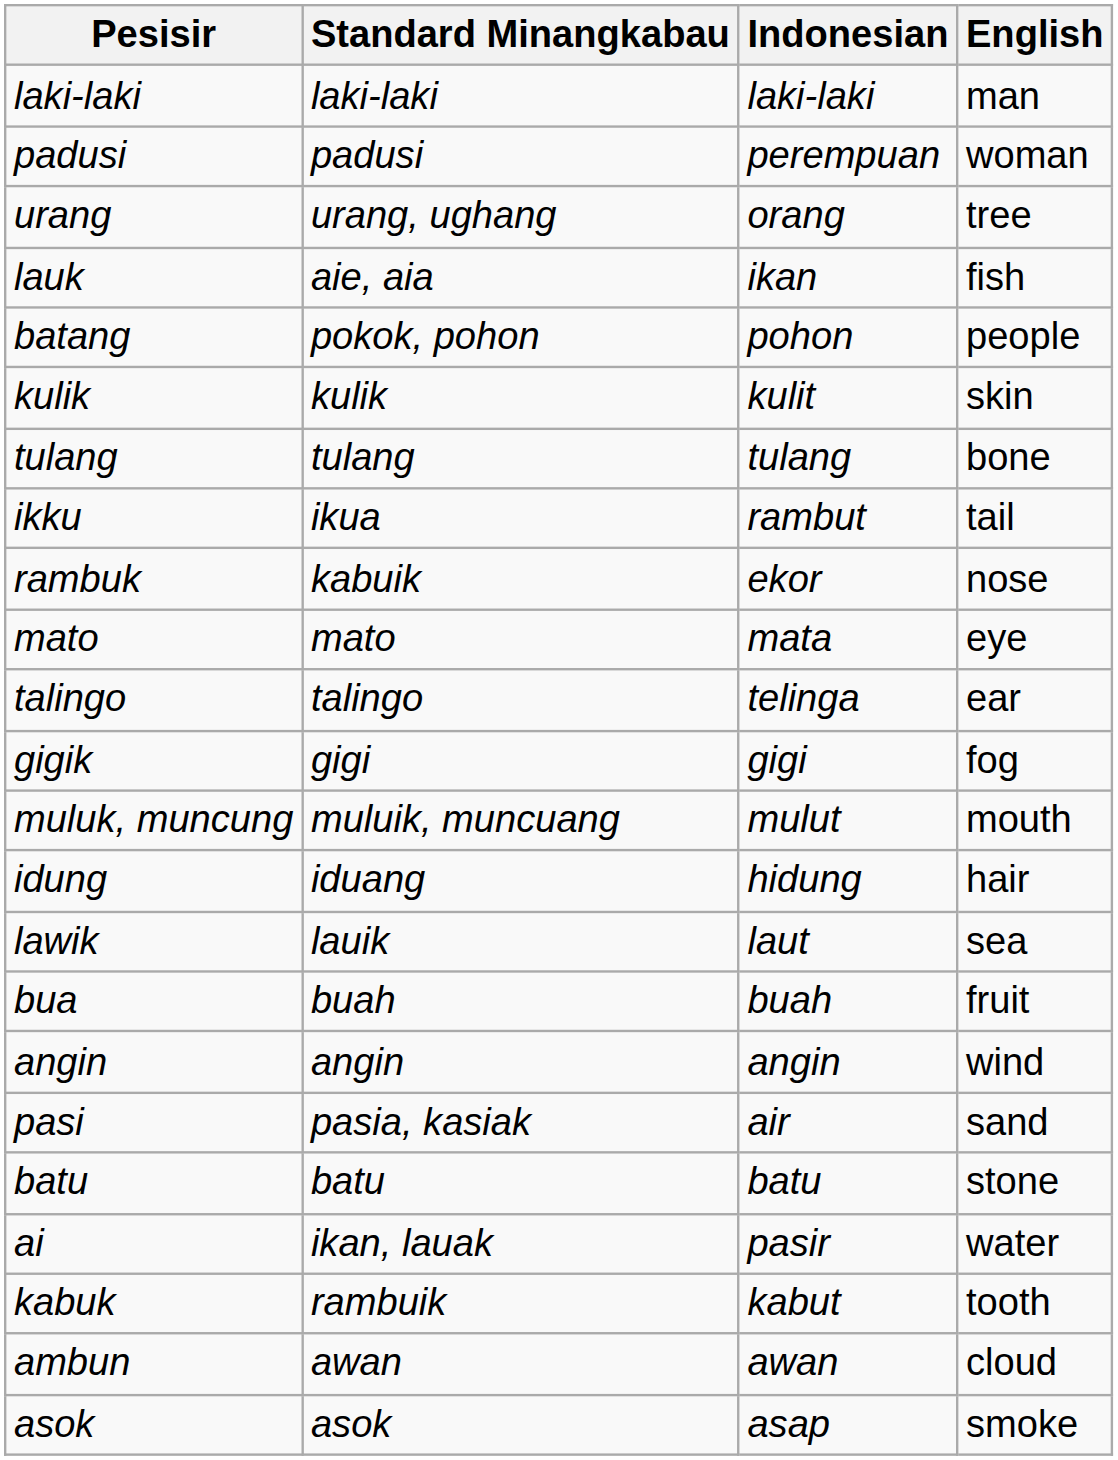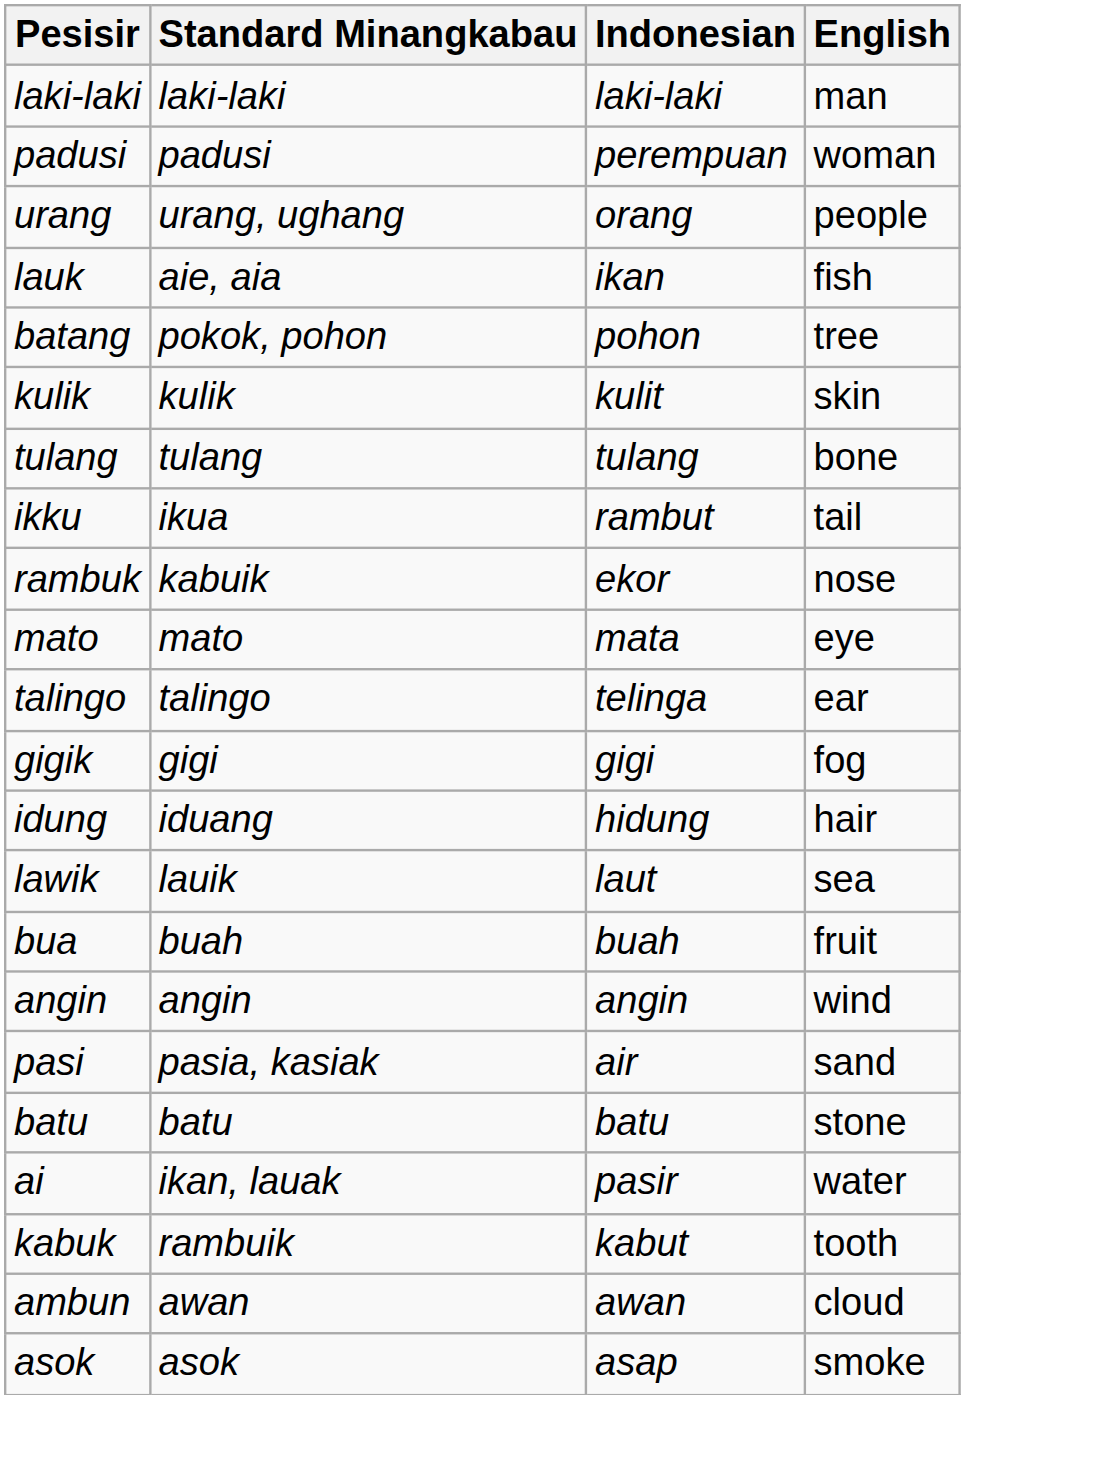(999, 215) tree -> (871, 215) people
(1023, 336) people -> (846, 336) tree
- row: (154, 819)
